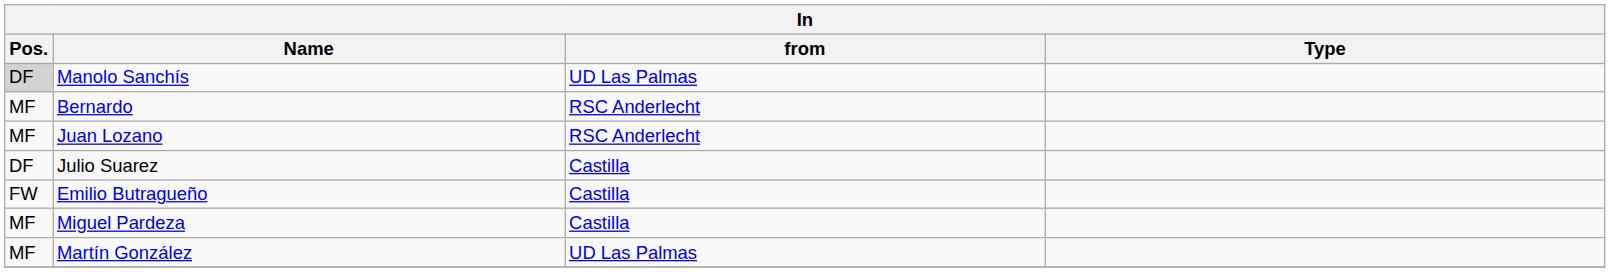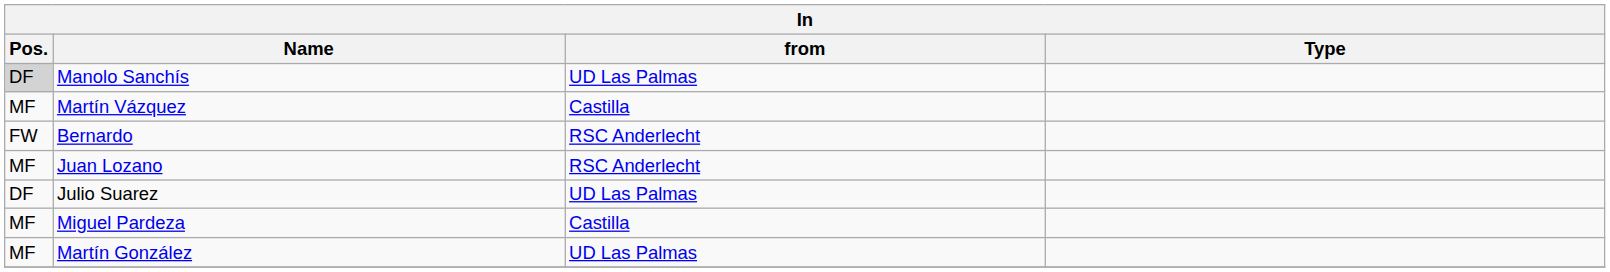+ row: (121, 107)
(22, 107) MF -> (23, 136) FW
(599, 165) Castilla -> (633, 194) UD Las Palmas
- row: (132, 194)
